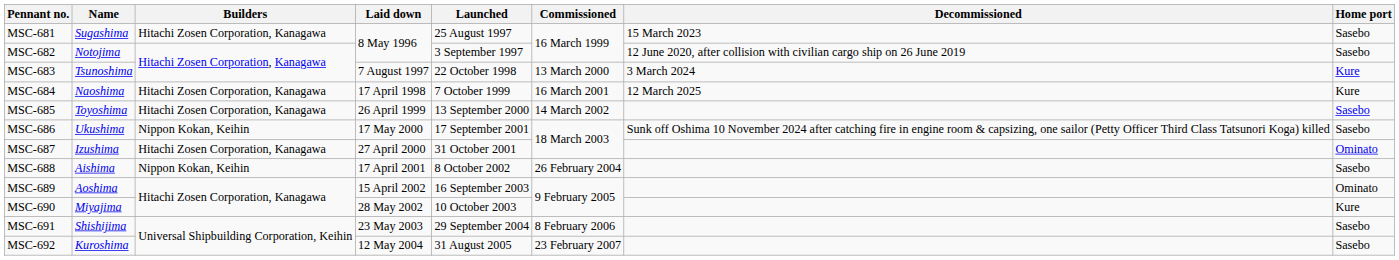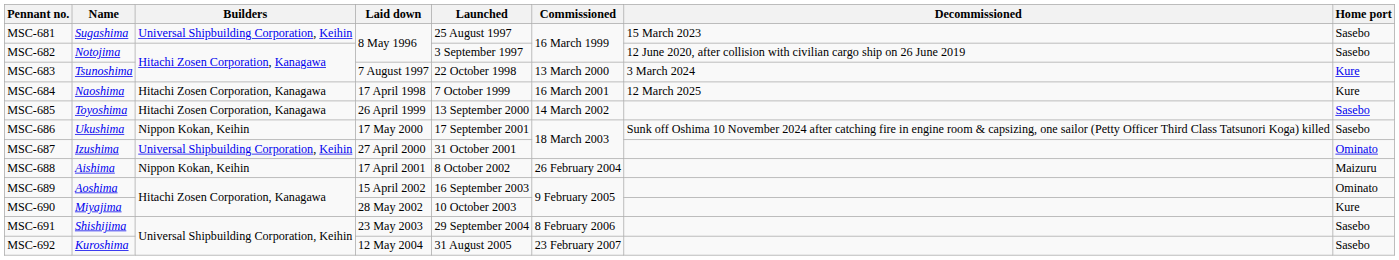(232, 33) Hitachi Zosen Corporation, Kanagawa -> (245, 33) Universal Shipbuilding Corporation, Keihin
(232, 149) Hitachi Zosen Corporation, Kanagawa -> (245, 149) Universal Shipbuilding Corporation, Keihin
(1353, 168) Sasebo -> (1356, 168) Maizuru
